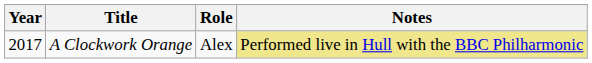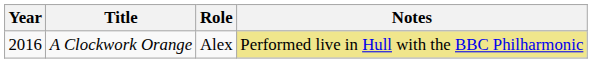(25, 44) 2017 -> (25, 44) 2016
